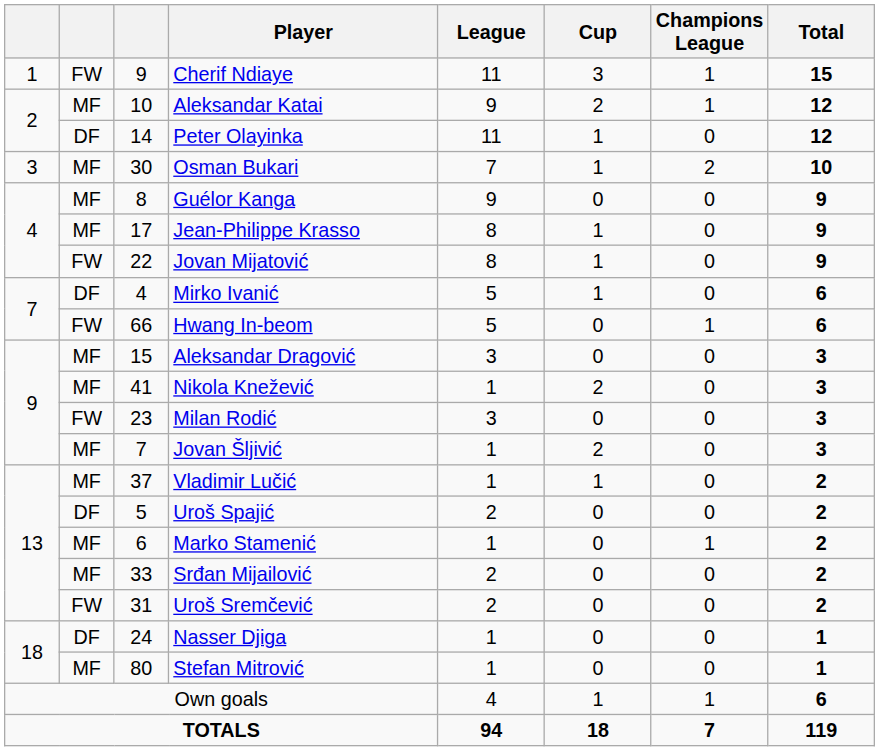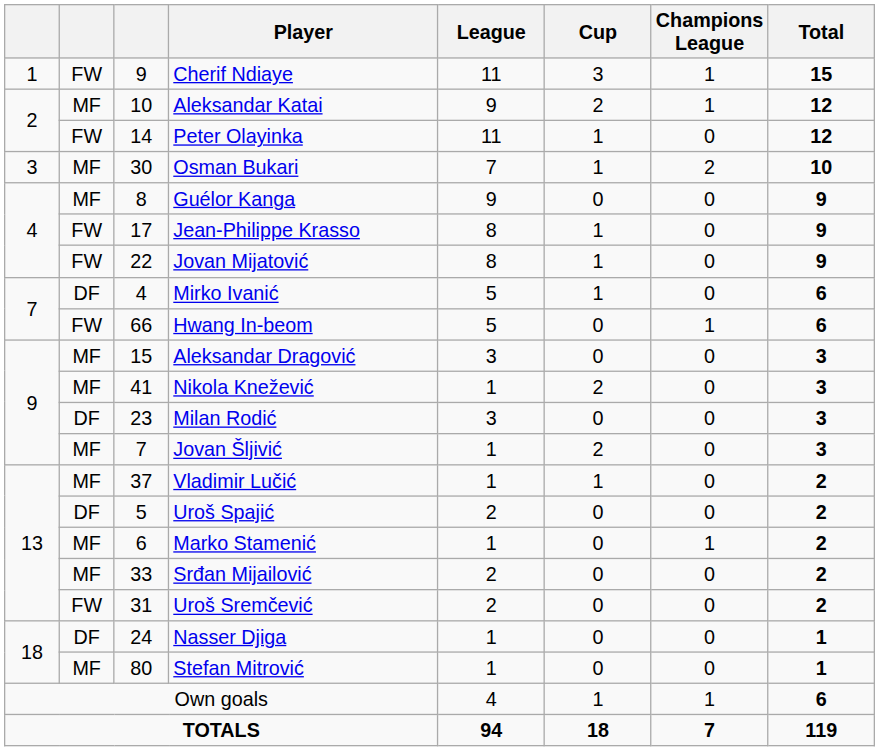(87, 136) DF -> (87, 136) FW
(87, 230) MF -> (87, 230) FW
(87, 418) FW -> (87, 418) DF
